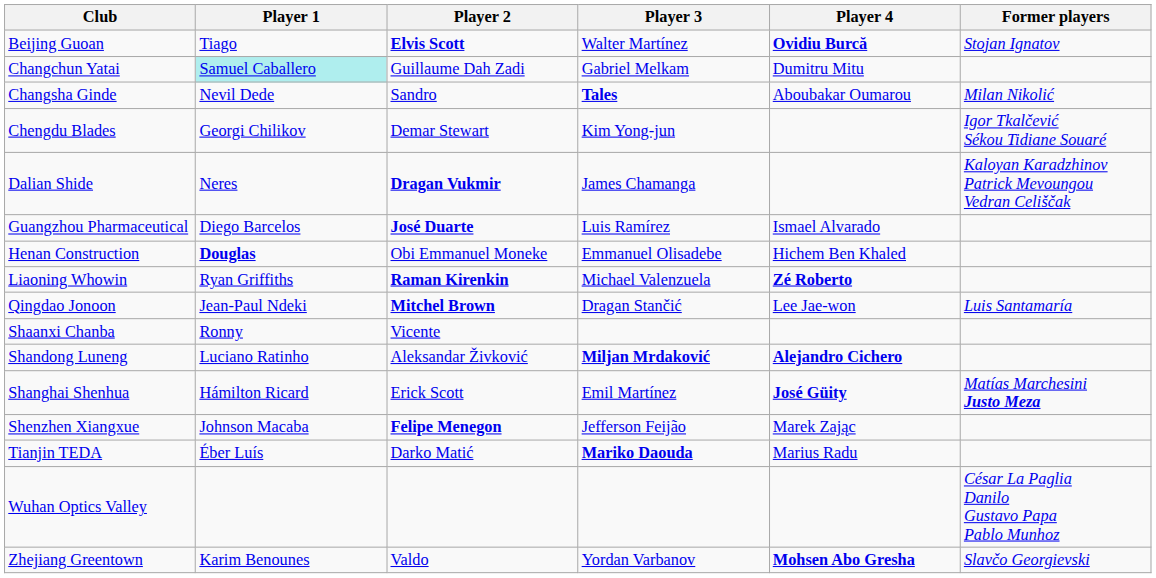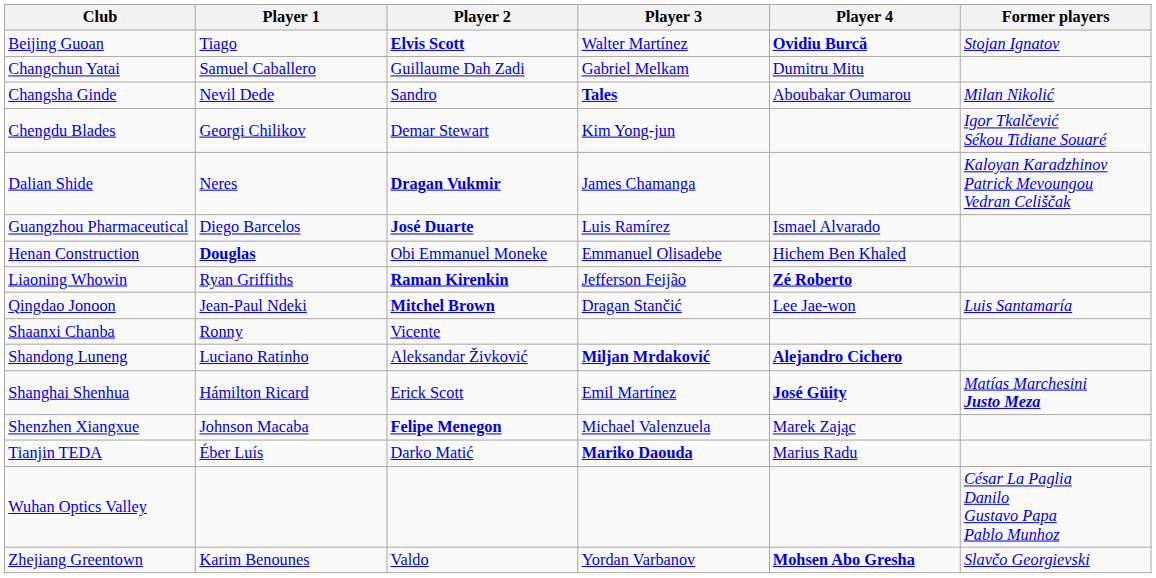(258, 69) paleturquoise background -> (258, 69) no background
(646, 279) Michael Valenzuela -> (634, 279) Jefferson Feijão
(634, 427) Jefferson Feijão -> (646, 427) Michael Valenzuela
